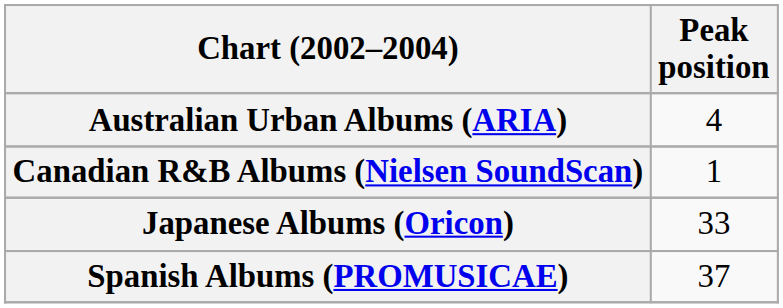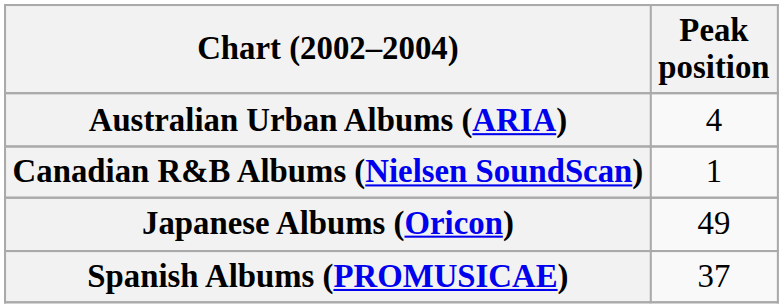(714, 223) 33 -> (714, 223) 49
